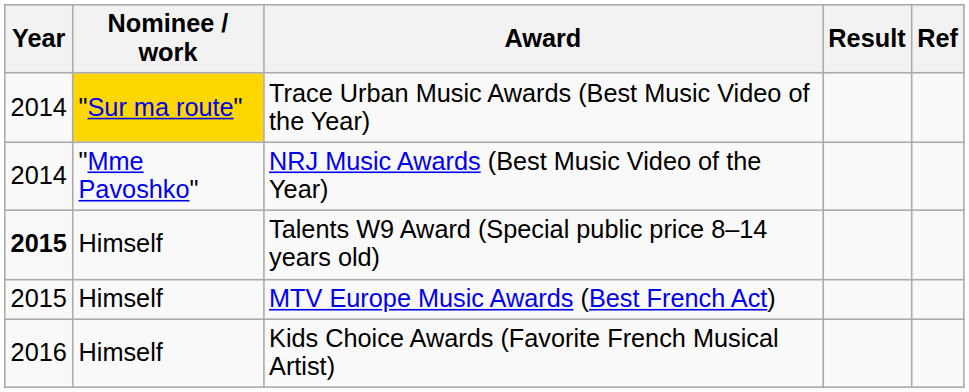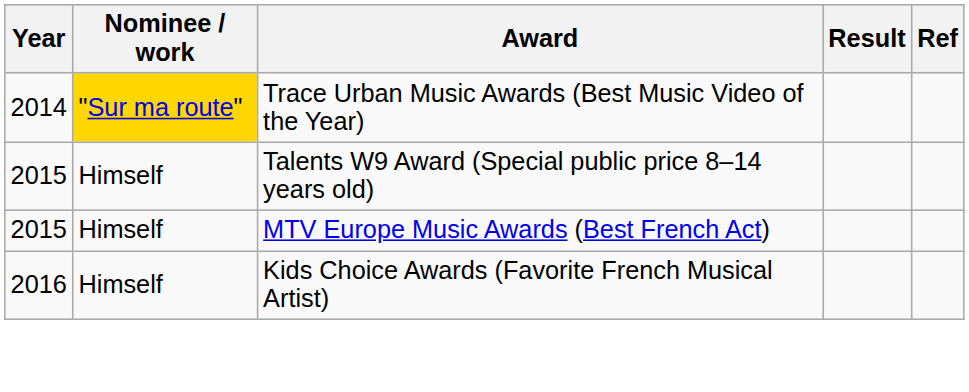- row: (515, 175)
(39, 244) bold -> (39, 175) normal
